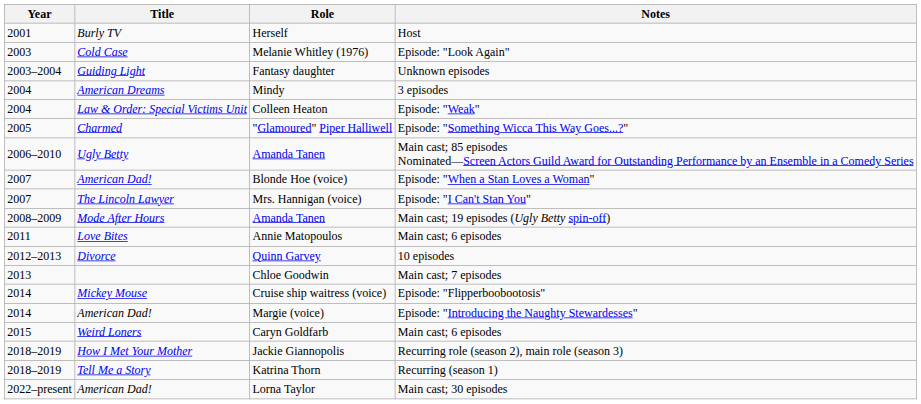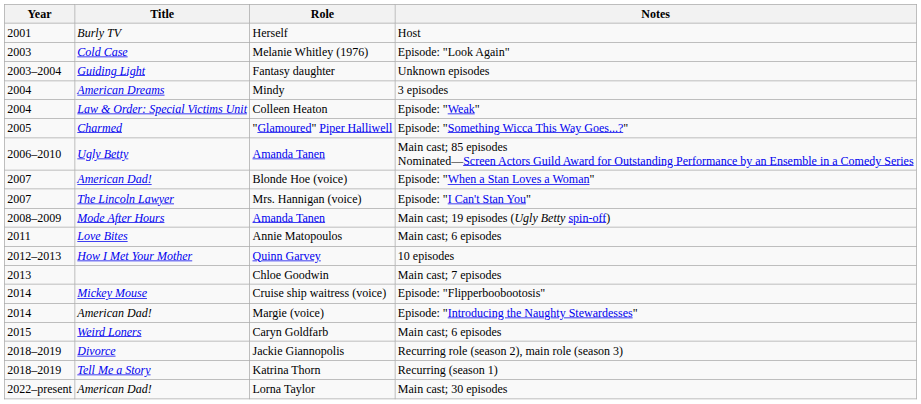(96, 255) Divorce -> (135, 255) How I Met Your Mother
(135, 351) How I Met Your Mother -> (96, 351) Divorce
